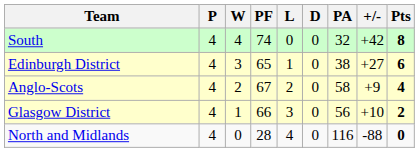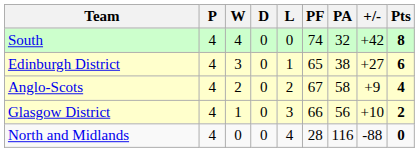columns swapped: (315, 16) <-> (264, 16)
